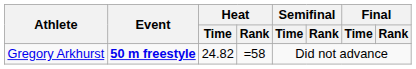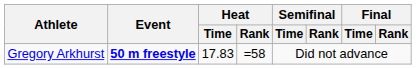(218, 54) 24.82 -> (218, 54) 17.83
